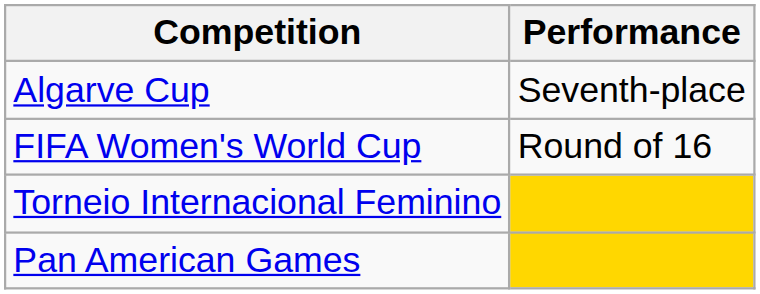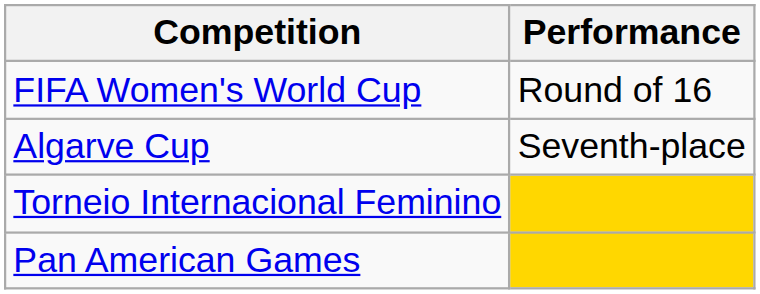rows swapped: (112, 89) <-> (217, 145)
